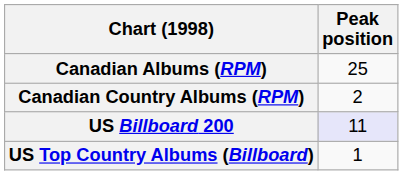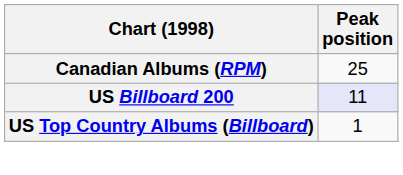- row: (161, 97)
